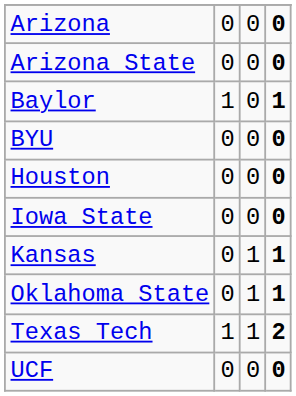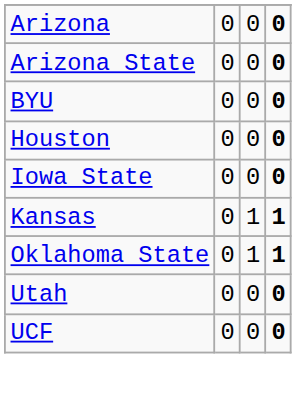- row: (53, 101)
- row: (82, 333)
+ row: (39, 294)
